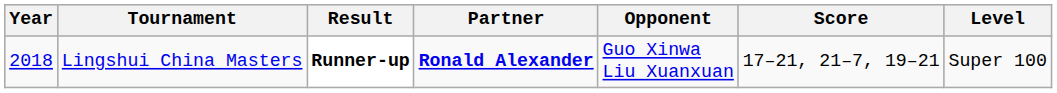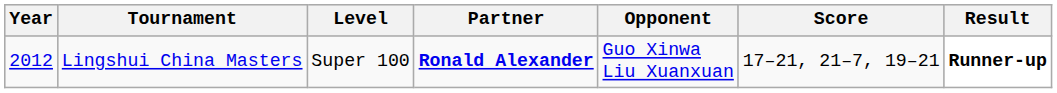columns swapped: (998, 20) <-> (361, 20)
(31, 61) 2018 -> (31, 61) 2012
